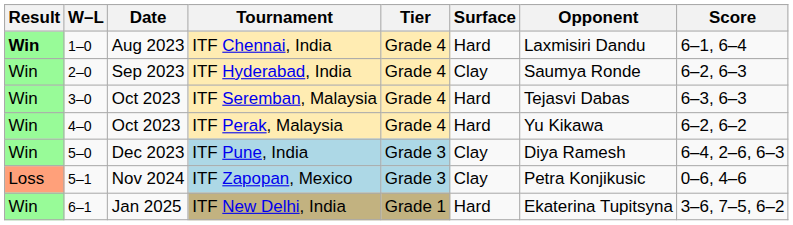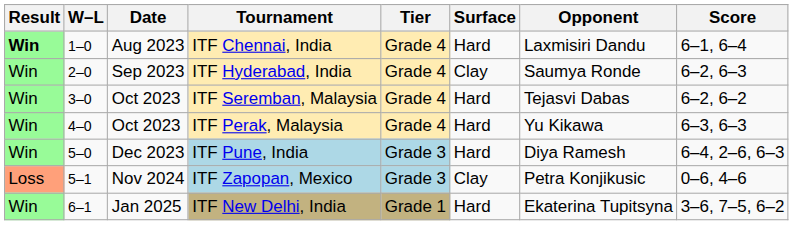(714, 98) 6–3, 6–3 -> (714, 98) 6–2, 6–2
(714, 125) 6–2, 6–2 -> (714, 125) 6–3, 6–3
(471, 152) Clay -> (472, 152) Hard
